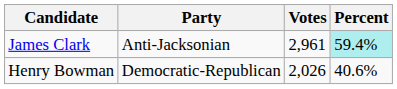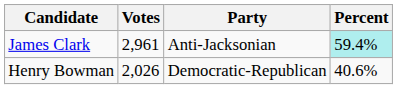columns swapped: (201, 17) <-> (308, 17)
